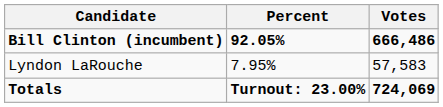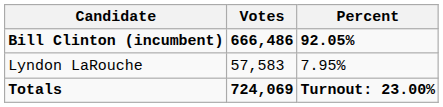columns swapped: (404, 17) <-> (298, 17)
